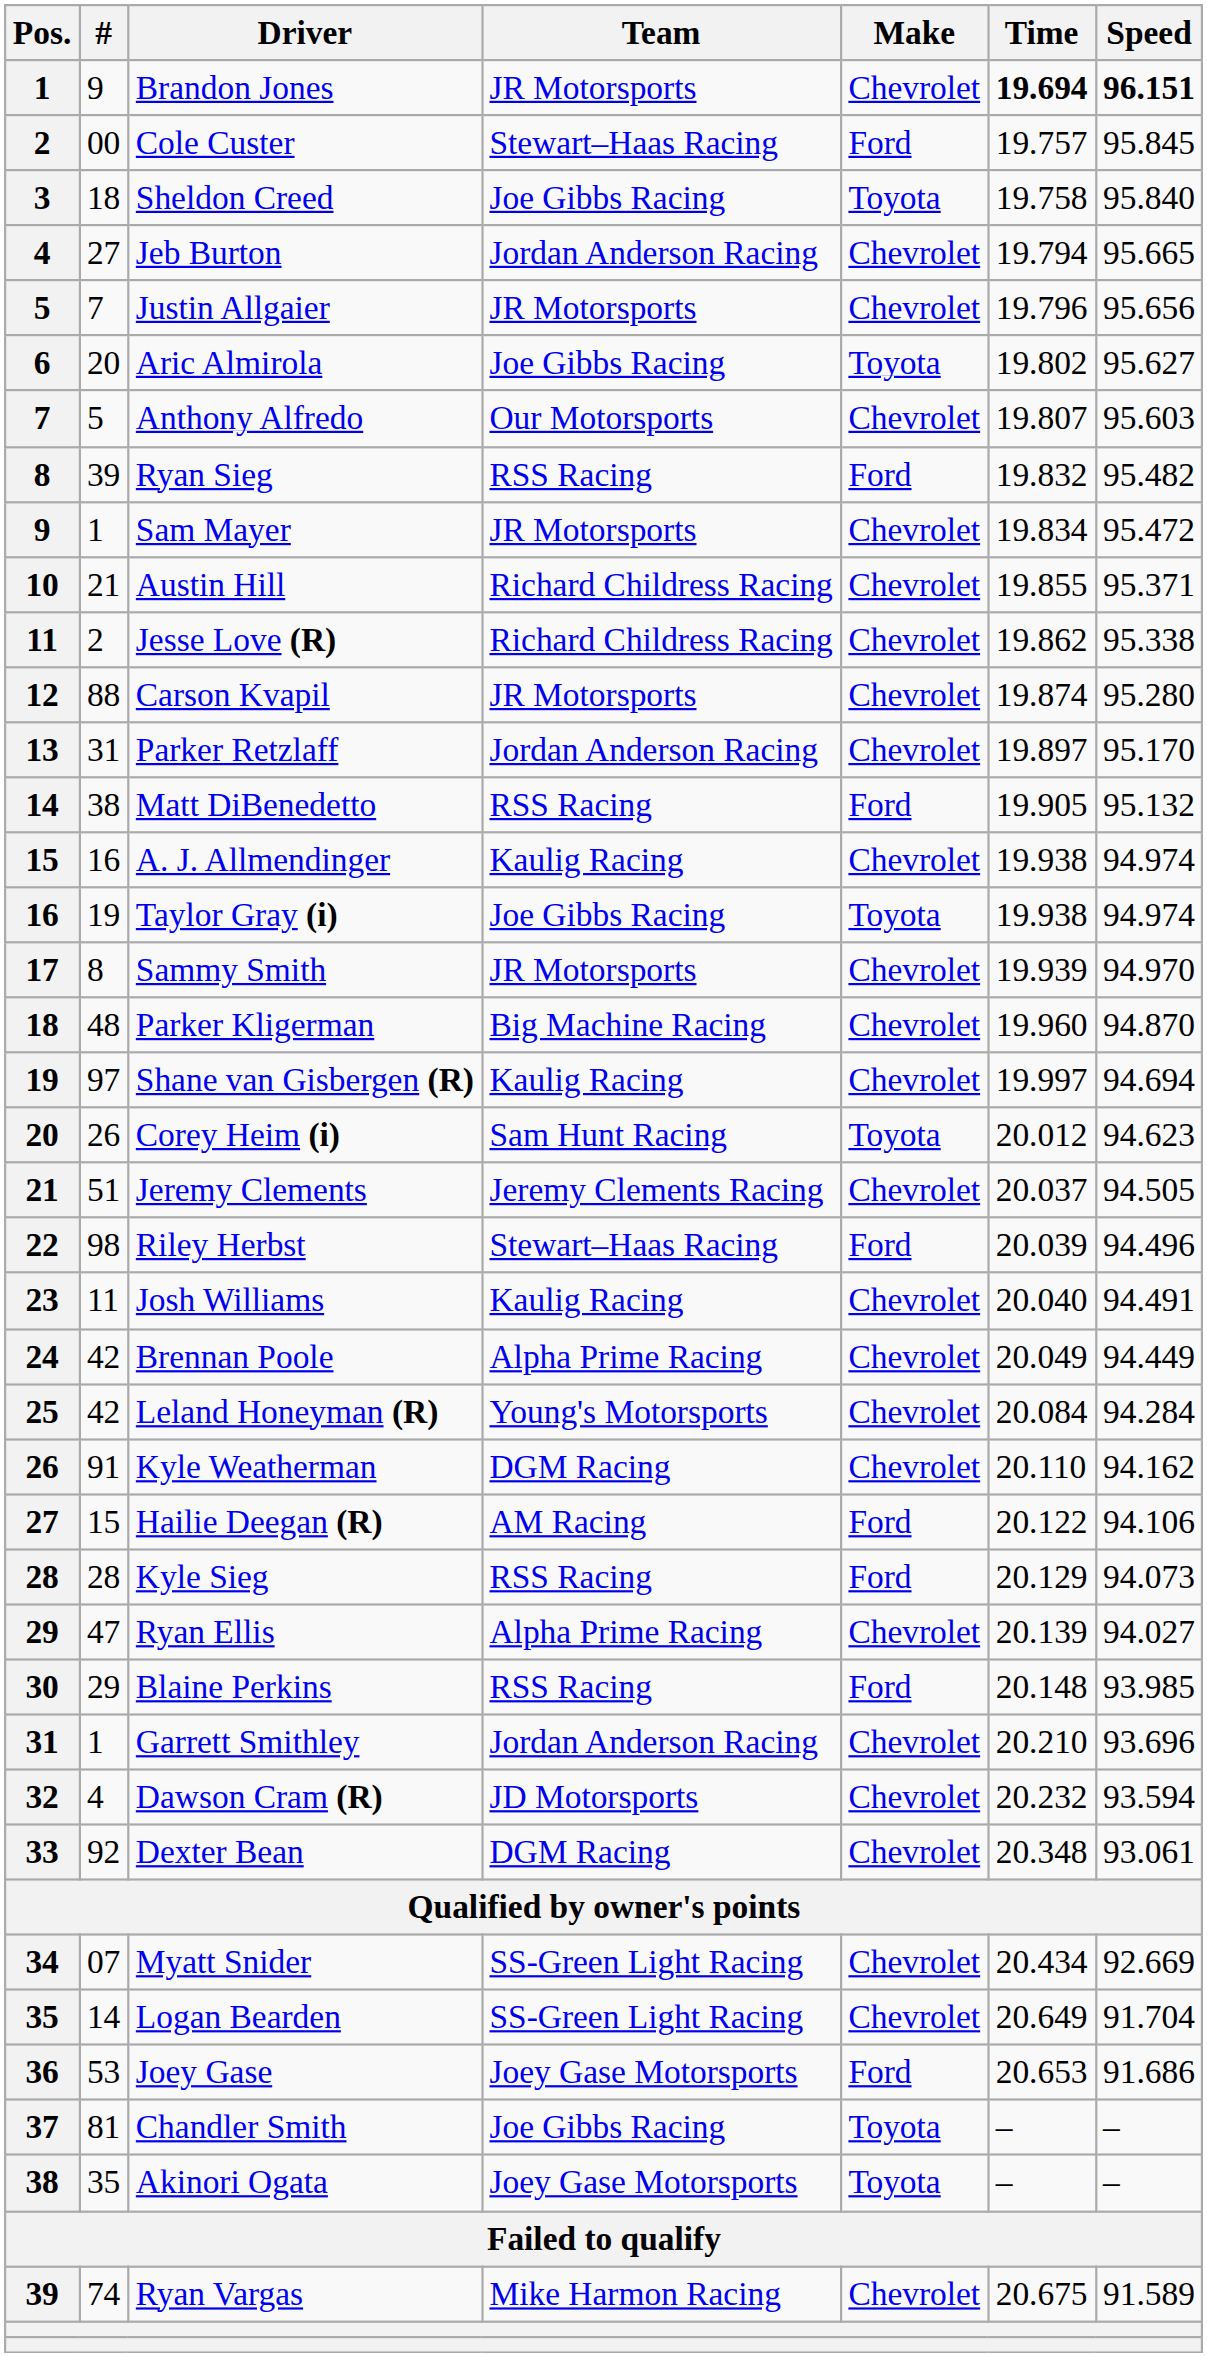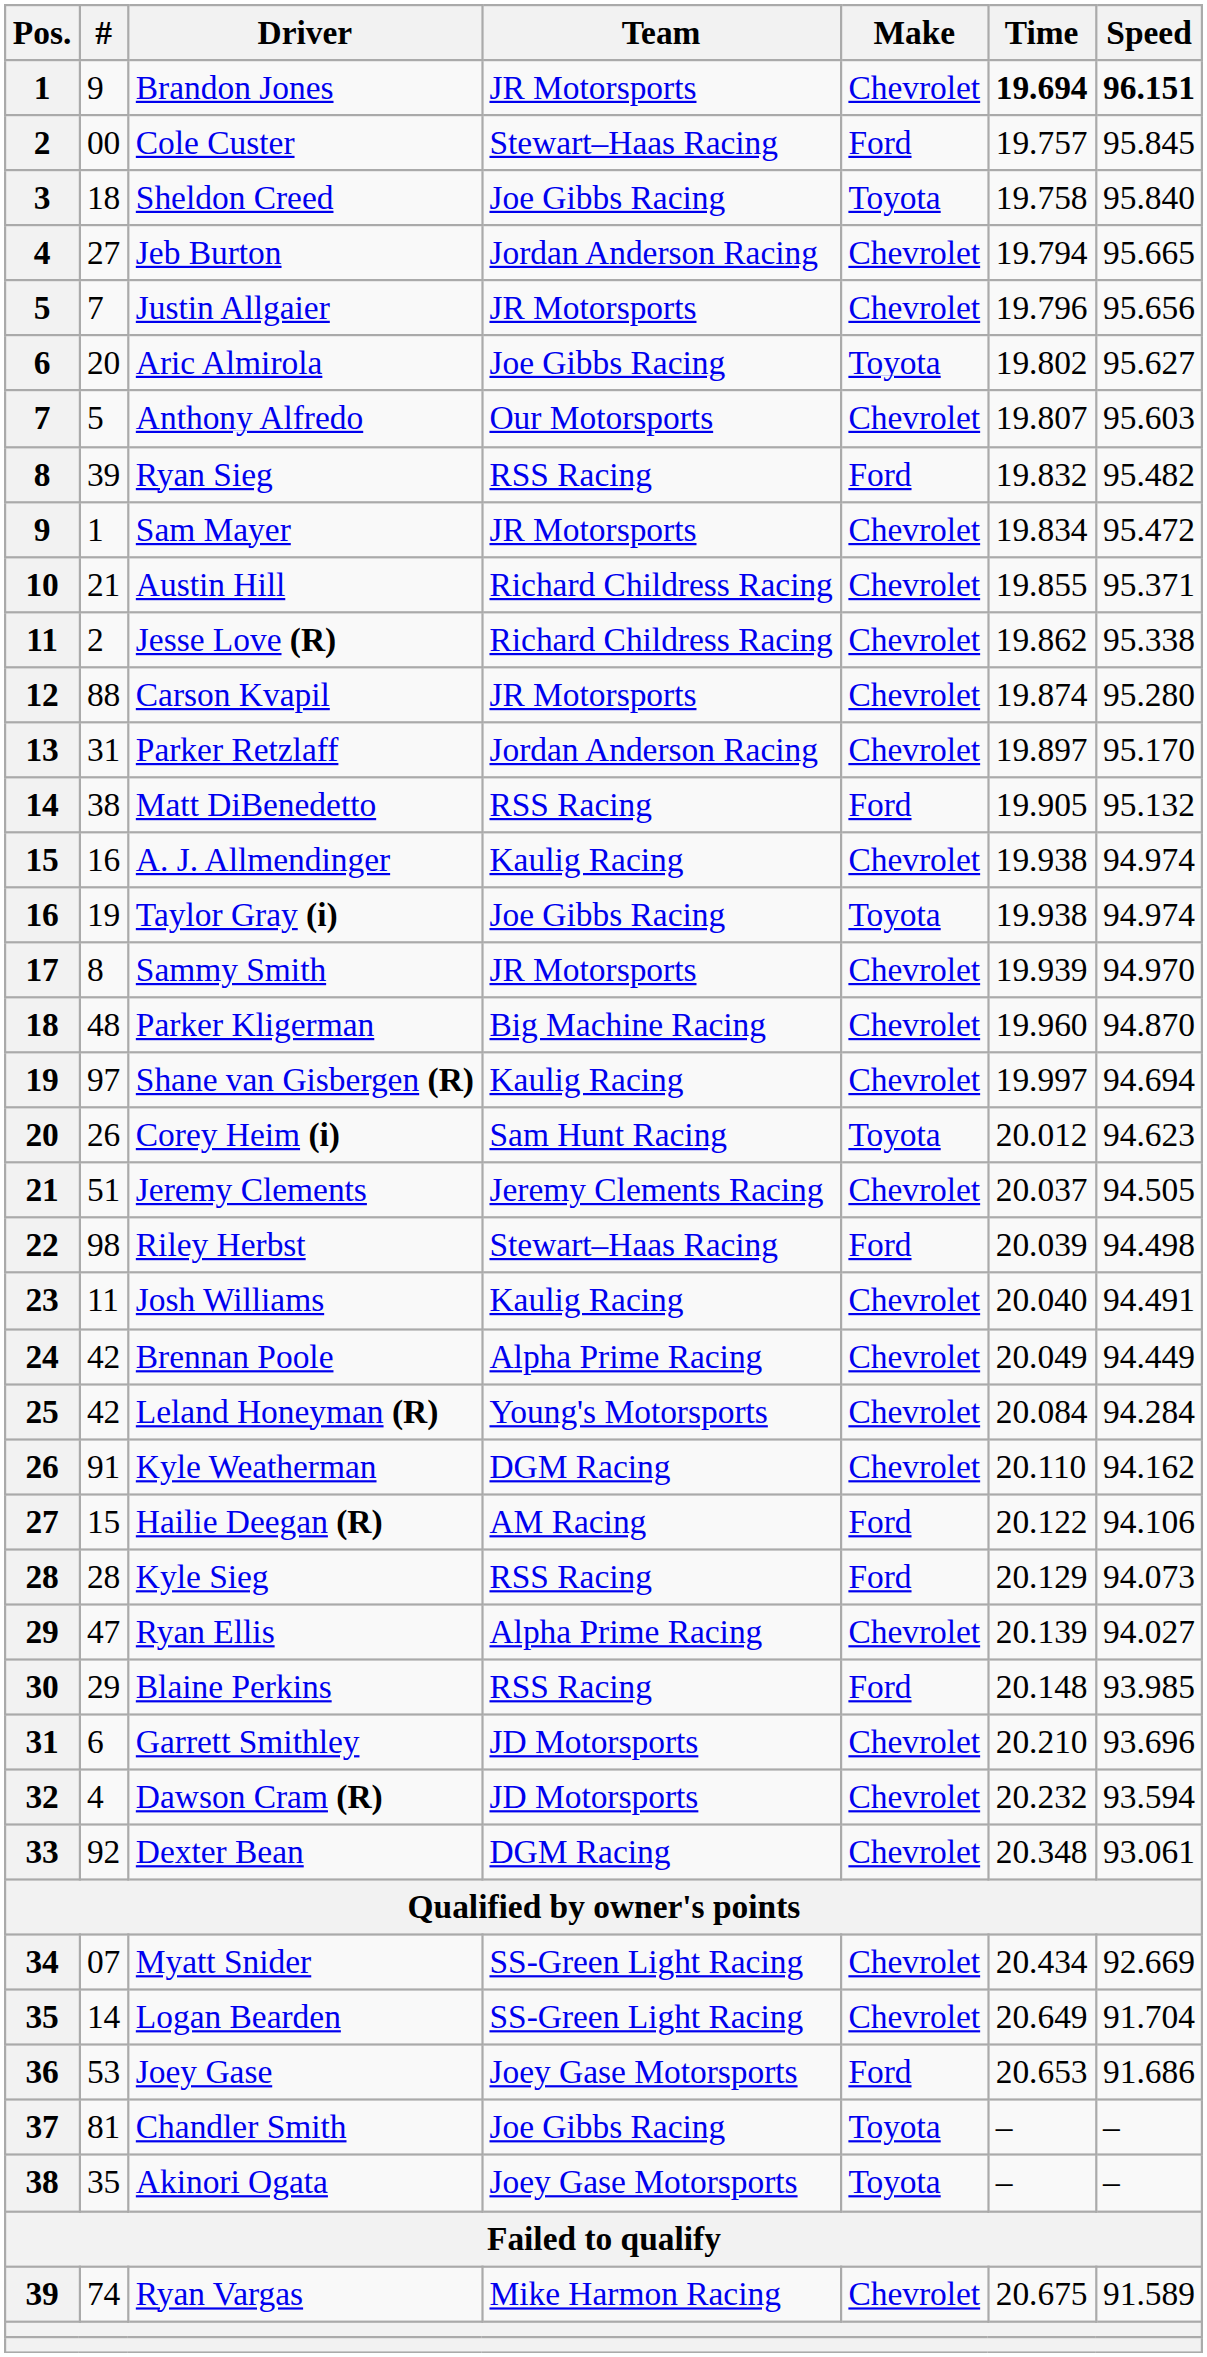(1149, 1245) 94.496 -> (1149, 1245) 94.498
(95, 1741) 1 -> (95, 1741) 6
(654, 1741) Jordan Anderson Racing -> (594, 1741) JD Motorsports
